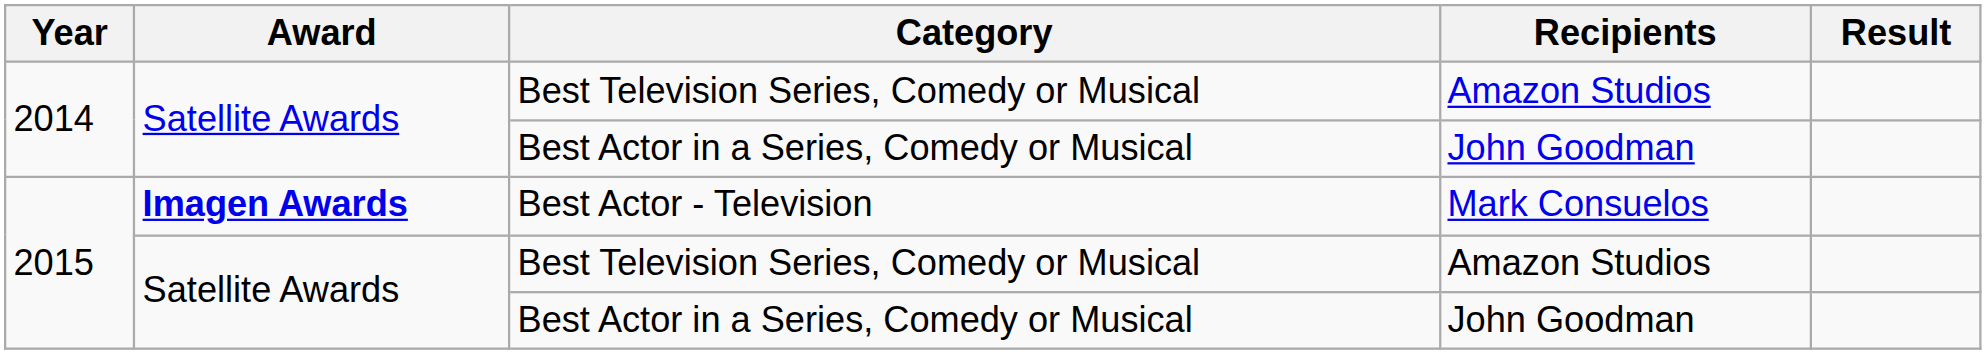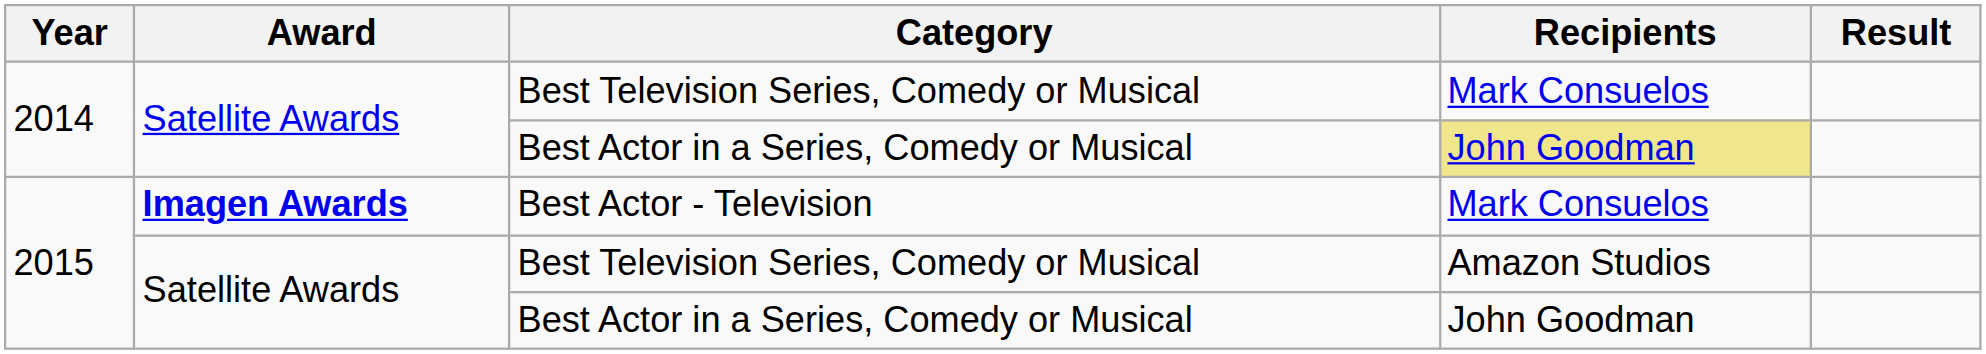(1579, 90) Amazon Studios -> (1578, 90) Mark Consuelos
(1571, 147) no background -> (1571, 147) khaki background
